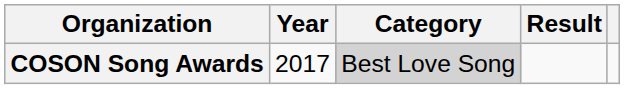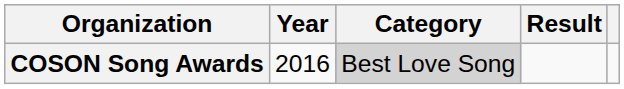(302, 63) 2017 -> (302, 63) 2016
